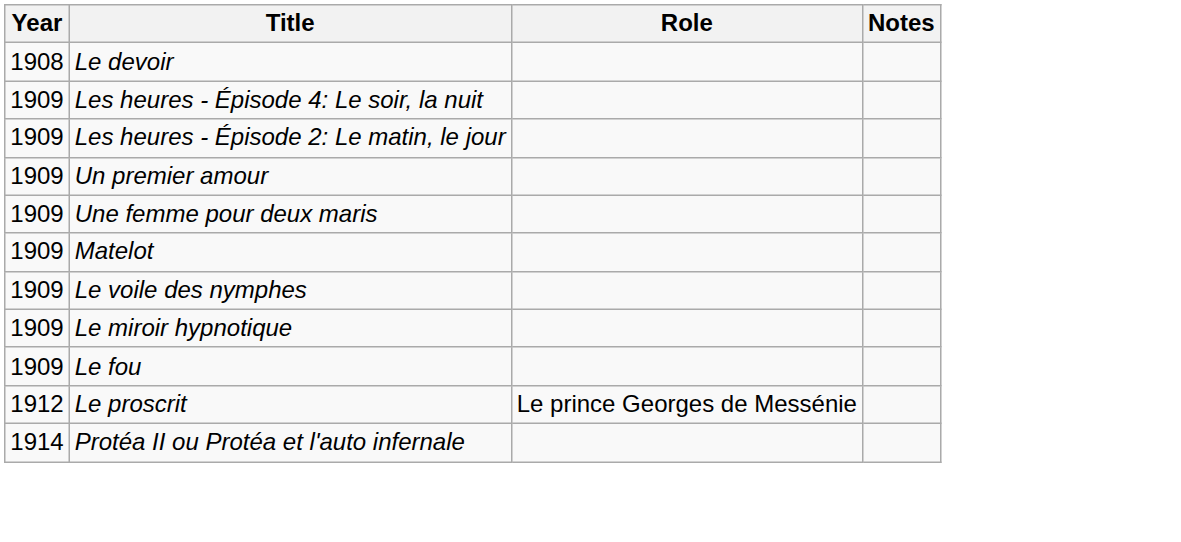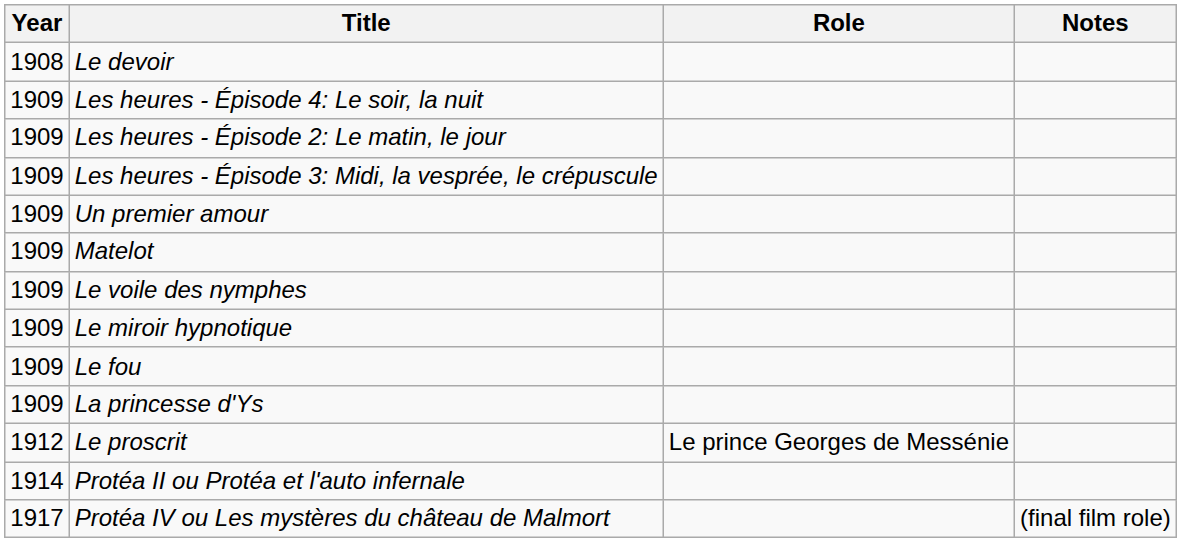+ row: (366, 175)
- row: (226, 213)
+ row: (169, 404)
+ row: (342, 518)
